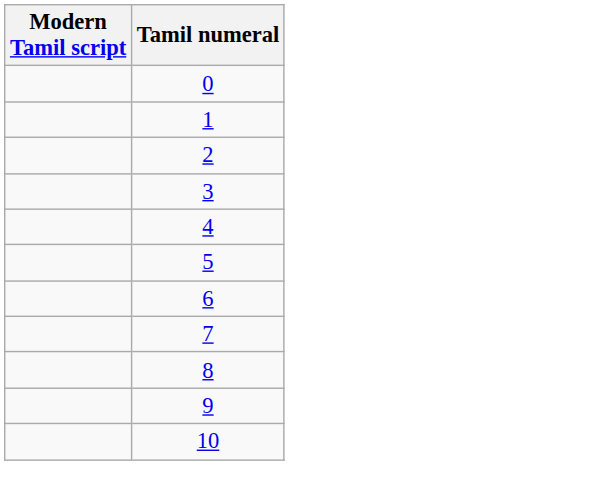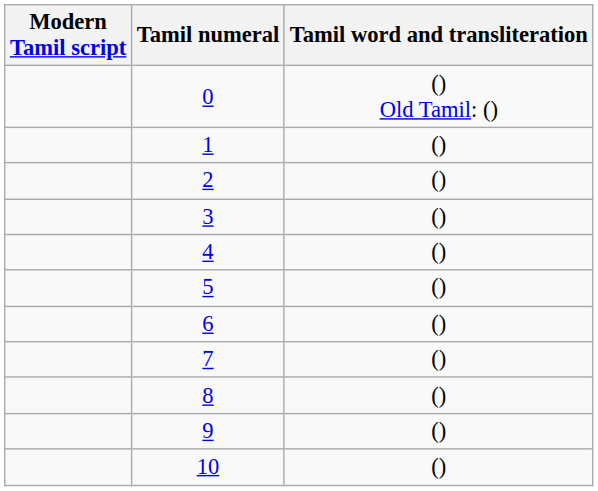+ column: (439, 35)
